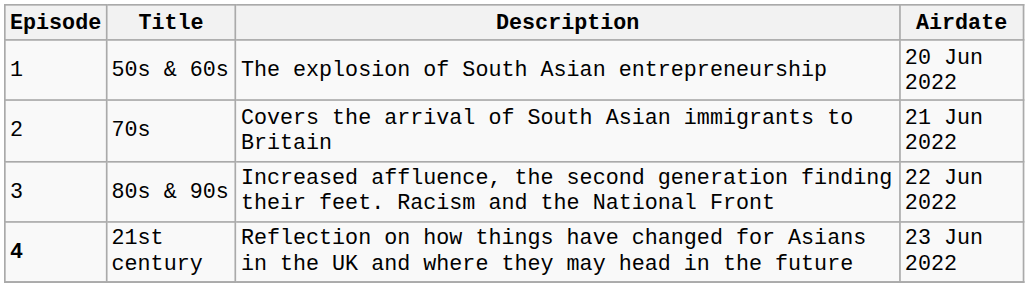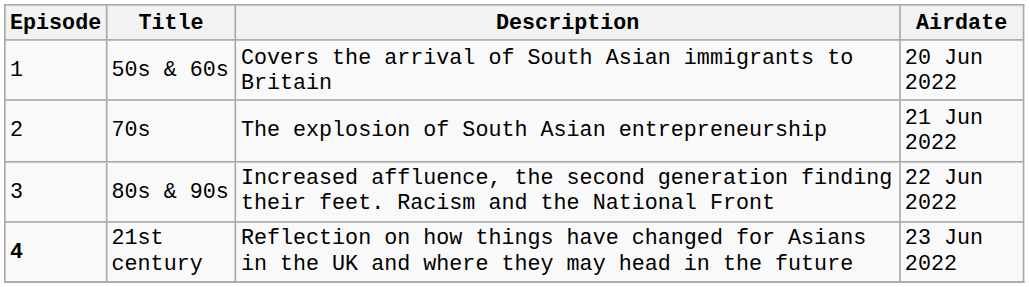(534, 70) The explosion of South Asian entrepreneurship -> (547, 70) Covers the arrival of South Asian immigrants to Britain
(547, 131) Covers the arrival of South Asian immigrants to Britain -> (534, 131) The explosion of South Asian entrepreneurship
